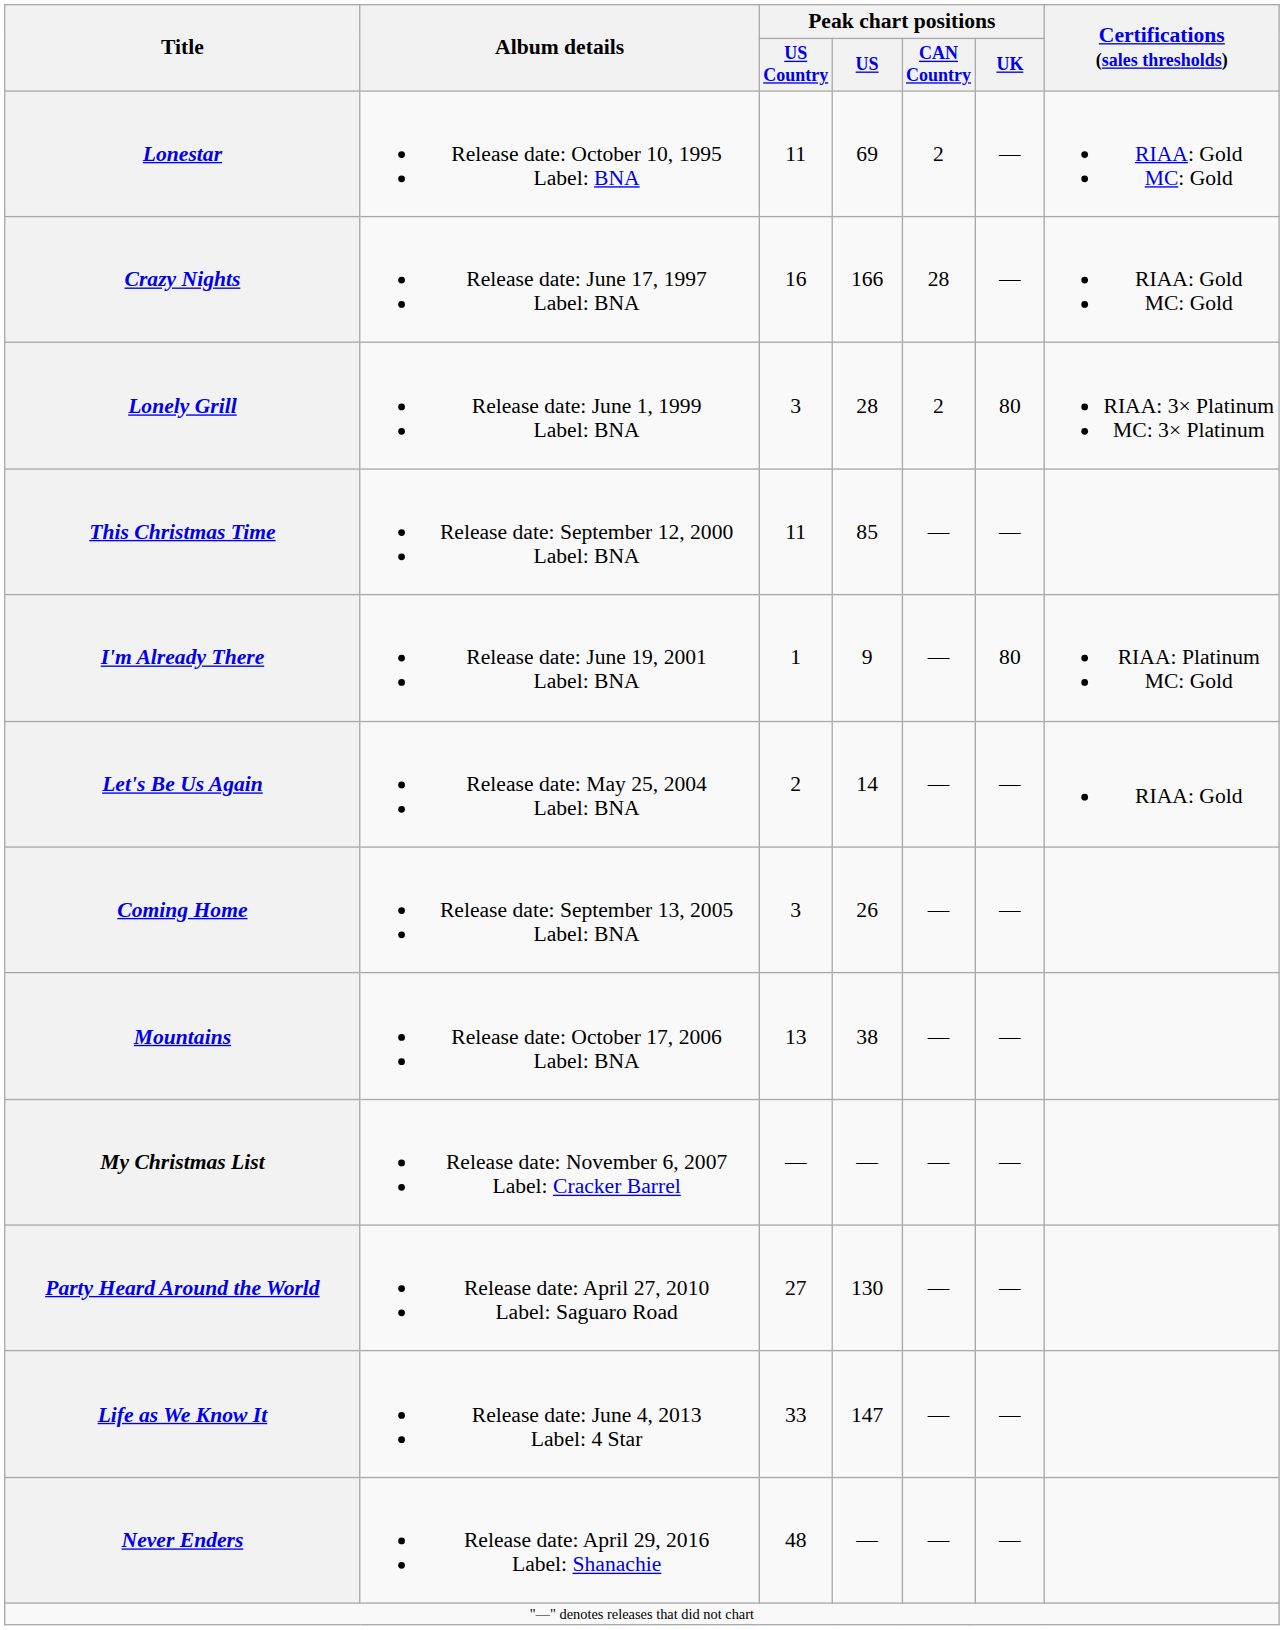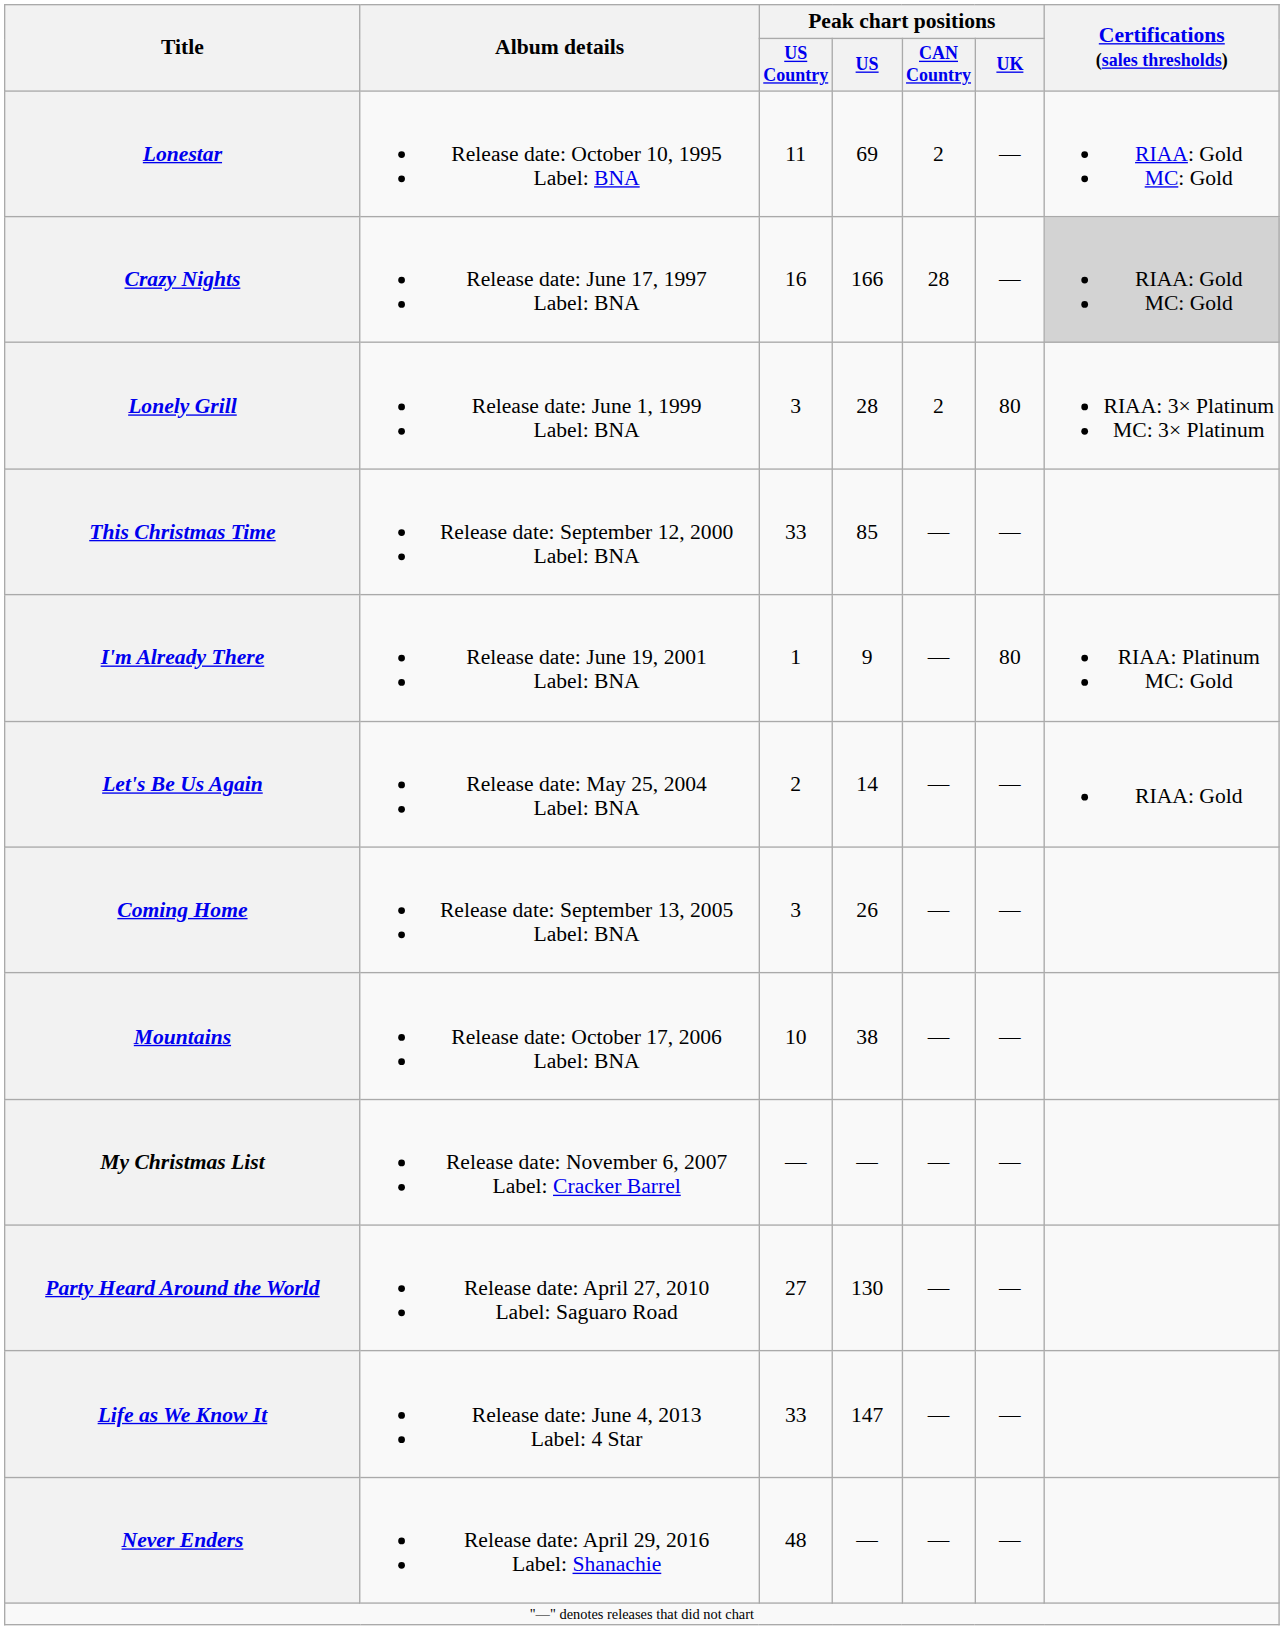(1162, 292) no background -> (1162, 292) lightgrey background
(796, 531) 11 -> (796, 531) 33
(796, 1035) 13 -> (796, 1035) 10
